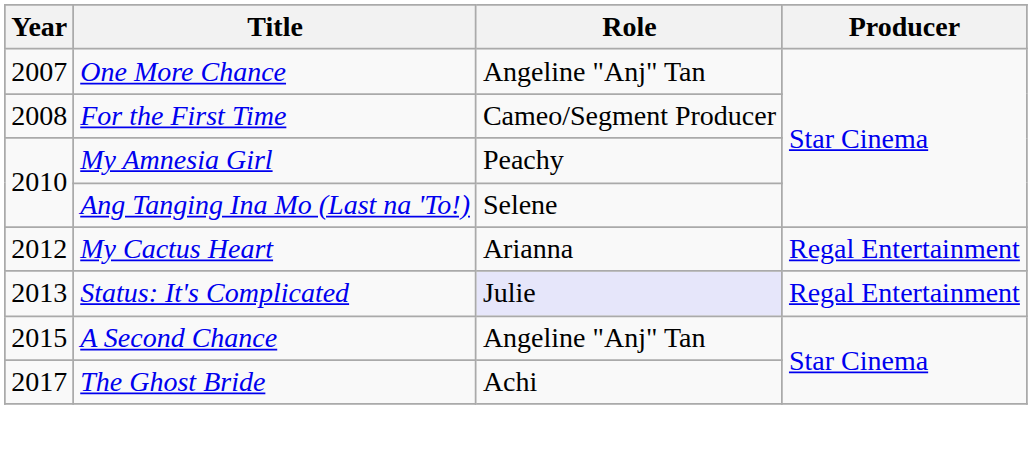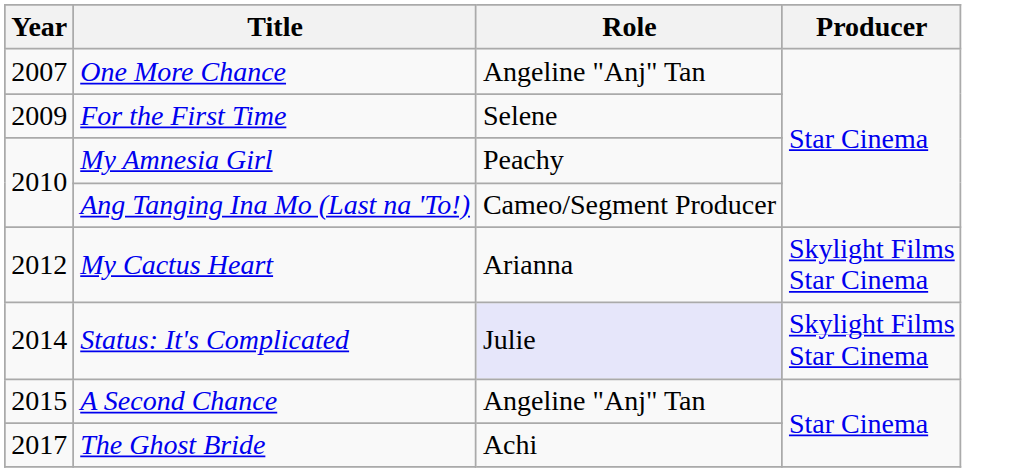(39, 115) 2008 -> (39, 115) 2009
(629, 115) Cameo/Segment Producer -> (520, 115) Selene
(520, 204) Selene -> (629, 204) Cameo/Segment Producer
(904, 248) Regal Entertainment -> (872, 264) Skylight Films Star Cinema
(39, 293) 2013 -> (39, 340) 2014
(904, 293) Regal Entertainment -> (872, 340) Skylight Films Star Cinema
